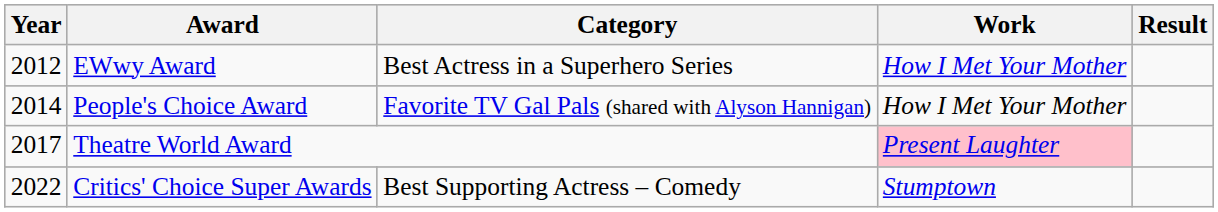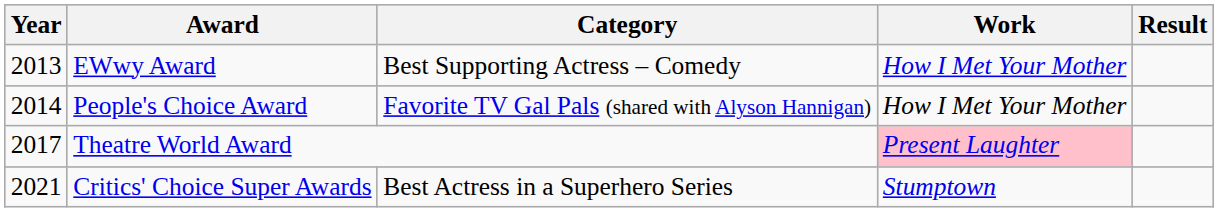(36, 65) 2012 -> (36, 65) 2013
(558, 65) Best Actress in a Superhero Series -> (562, 65) Best Supporting Actress – Comedy
(36, 186) 2022 -> (36, 186) 2021
(562, 186) Best Supporting Actress – Comedy -> (558, 186) Best Actress in a Superhero Series
